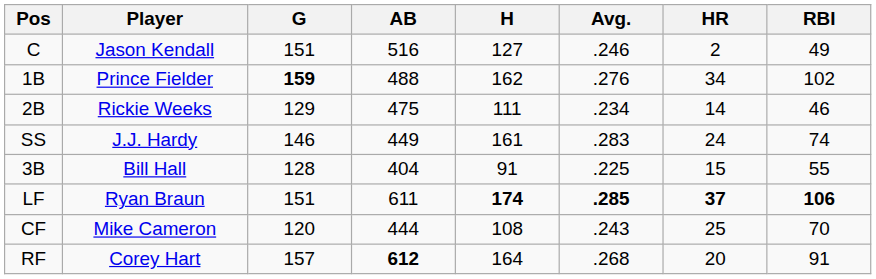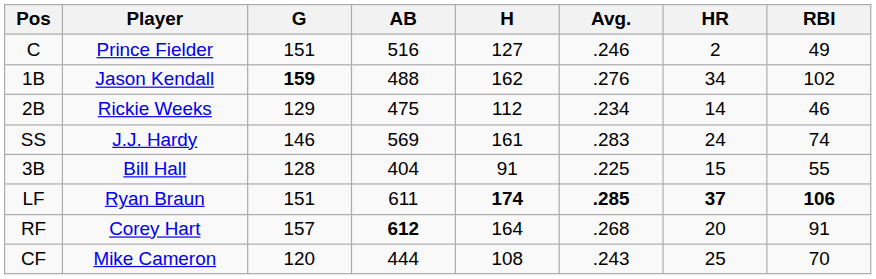(155, 49) Jason Kendall -> (155, 49) Prince Fielder
(155, 79) Prince Fielder -> (155, 79) Jason Kendall
(507, 109) 111 -> (507, 109) 112
(403, 139) 449 -> (403, 139) 569
rows swapped: (33, 229) <-> (33, 259)
